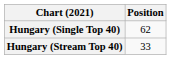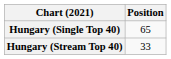(146, 29) 62 -> (146, 29) 65
